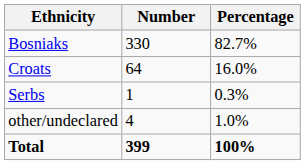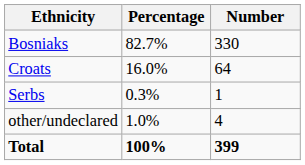columns swapped: (166, 17) <-> (255, 17)
